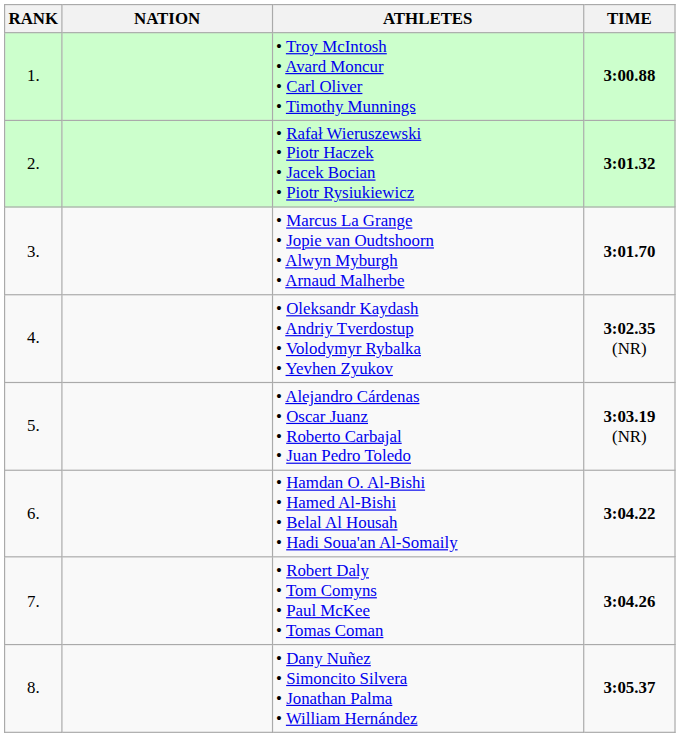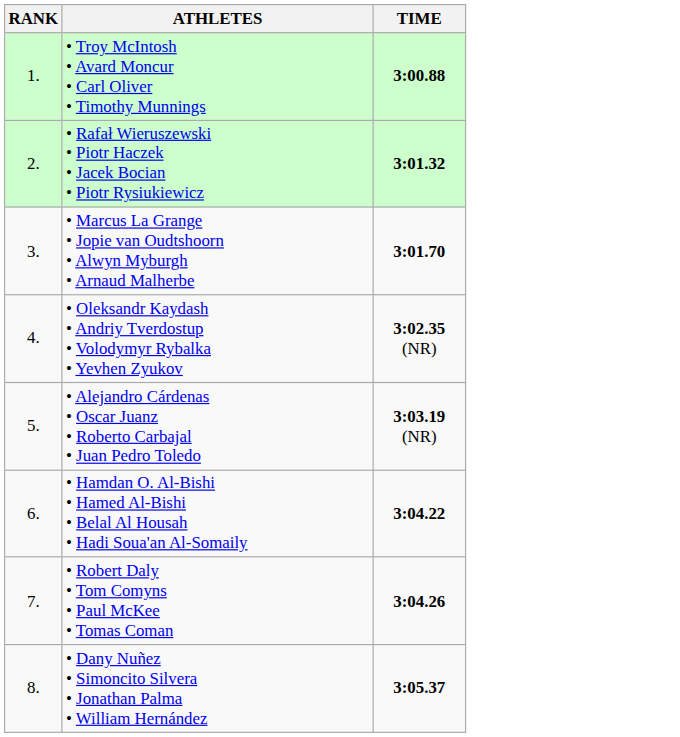- column: (167, 18)
